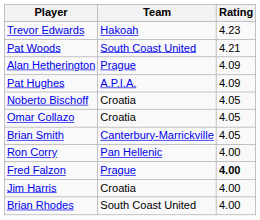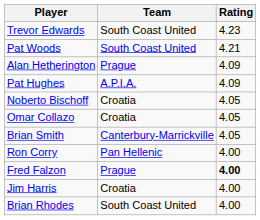(119, 30) Hakoah -> (148, 30) South Coast United
